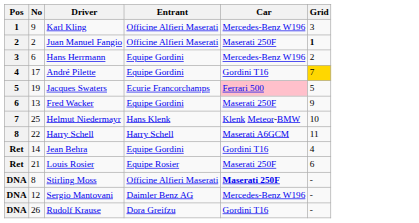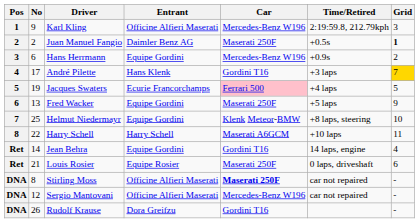+ column: (349, 11)
(172, 42) Officine Alfieri Maserati -> (160, 42) Daimler Benz AG
(155, 72) Equipe Gordini -> (148, 72) Hans Klenk
(148, 118) Hans Klenk -> (155, 118) Equipe Gordini
(160, 194) Daimler Benz AG -> (172, 194) Officine Alfieri Maserati
